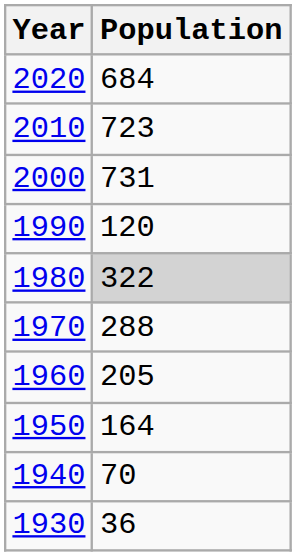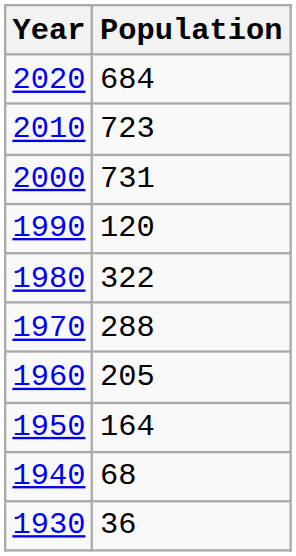(127, 278) lightgrey background -> (127, 278) no background
(118, 476) 70 -> (118, 476) 68
